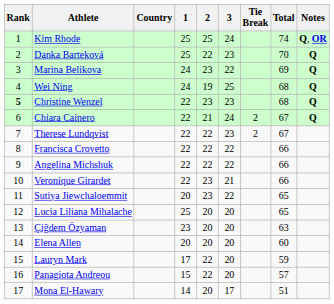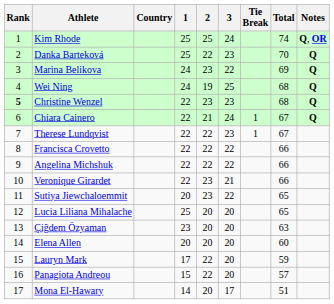(255, 117) 2 -> (255, 117) 1
(255, 133) 2 -> (255, 133) 1
